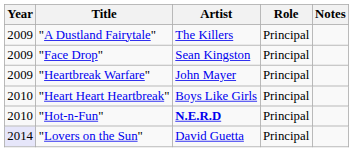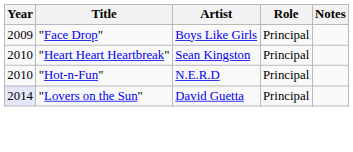- row: (97, 34)
(213, 55) Sean Kingston -> (216, 34) Boys Like Girls
- row: (94, 75)
(216, 95) Boys Like Girls -> (213, 55) Sean Kingston
(198, 116) bold -> (198, 75) normal
